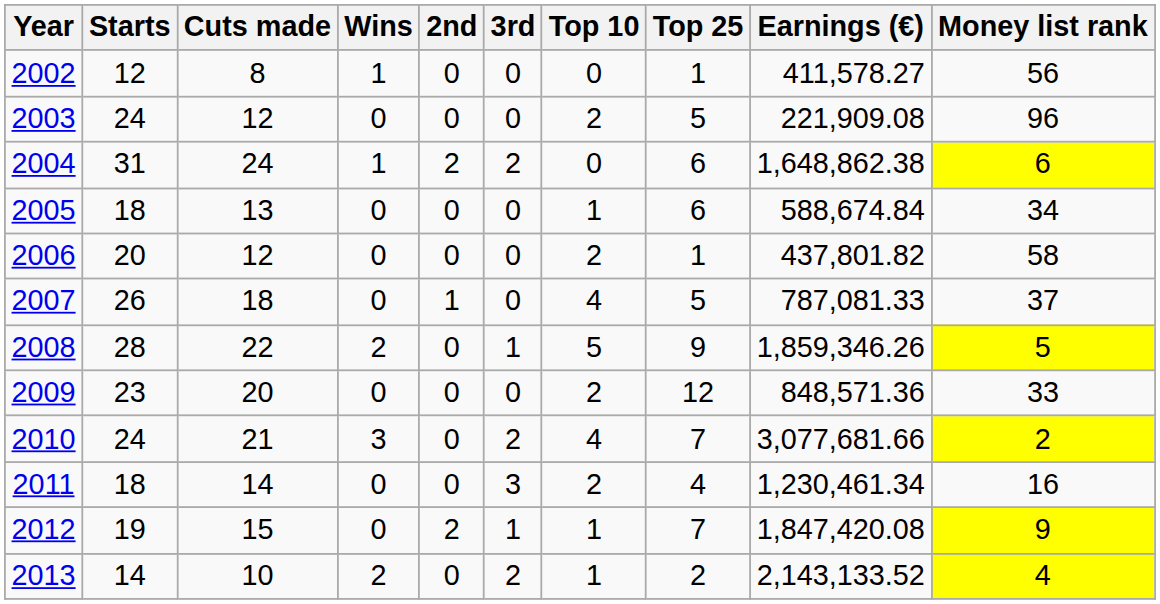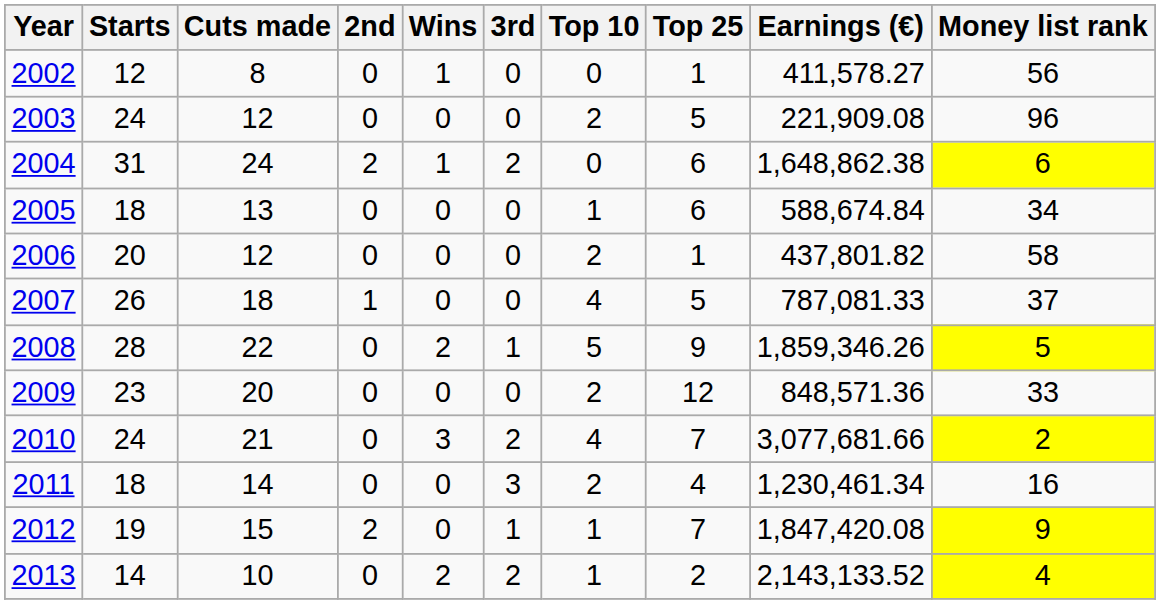columns swapped: (379, 27) <-> (452, 27)
